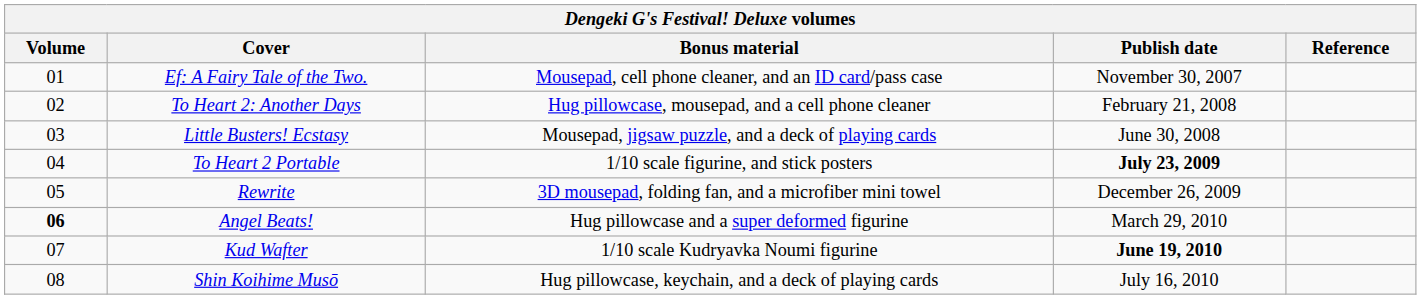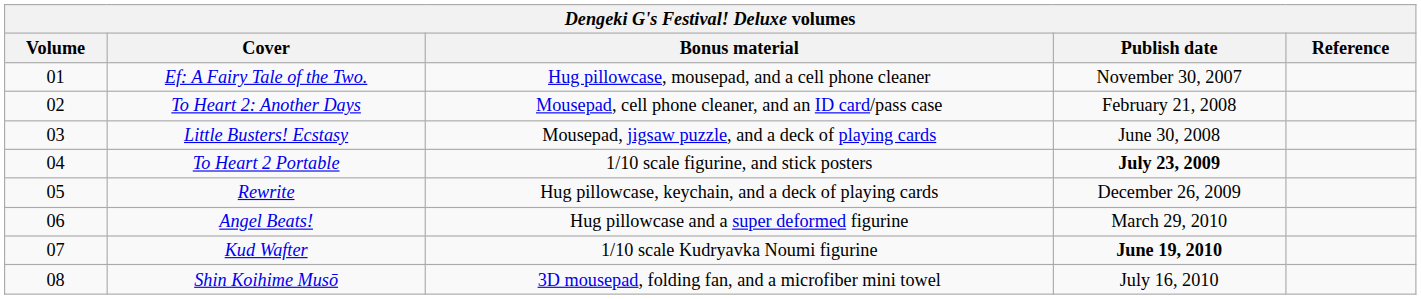(739, 76) Mousepad, cell phone cleaner, and an ID card/pass case -> (739, 76) Hug pillowcase, mousepad, and a cell phone cleaner
(739, 105) Hug pillowcase, mousepad, and a cell phone cleaner -> (739, 105) Mousepad, cell phone cleaner, and an ID card/pass case
(739, 192) 3D mousepad, folding fan, and a microfiber mini towel -> (739, 192) Hug pillowcase, keychain, and a deck of playing cards
(56, 221) bold -> (56, 221) normal
(739, 279) Hug pillowcase, keychain, and a deck of playing cards -> (739, 279) 3D mousepad, folding fan, and a microfiber mini towel
